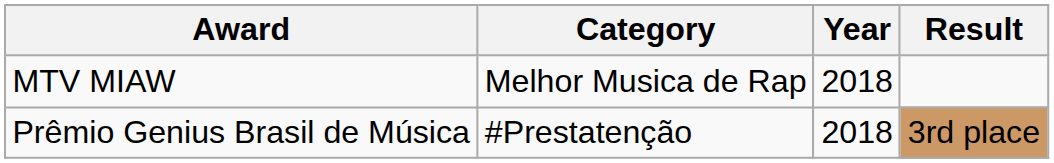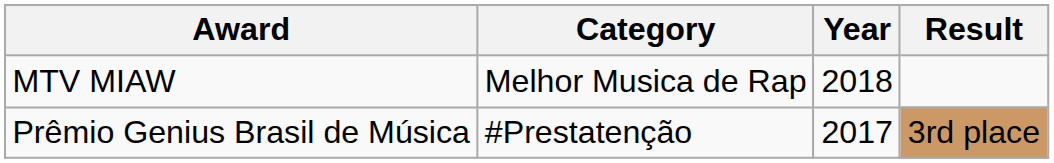(857, 132) 2018 -> (857, 132) 2017
